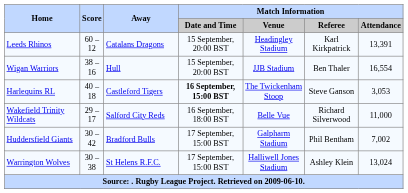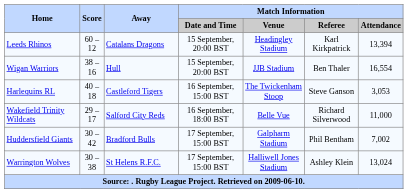(381, 44) 13,391 -> (381, 44) 13,394
(211, 91) bold -> (211, 91) normal
